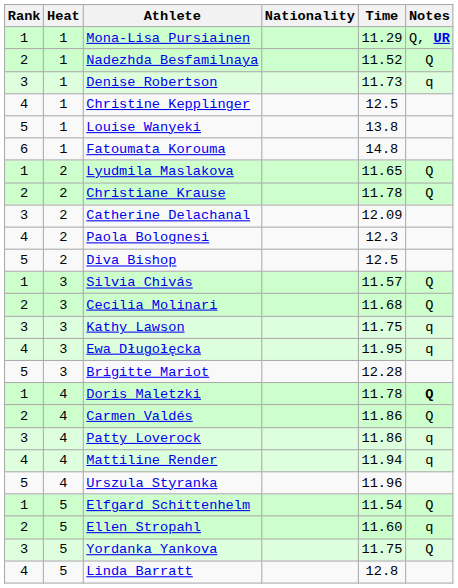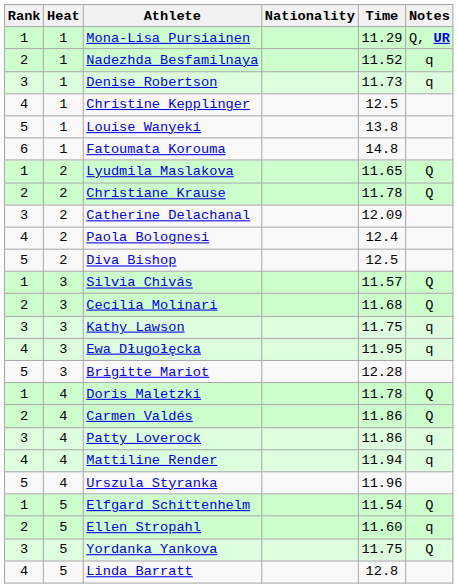(429, 60) Q -> (429, 60) q
(382, 238) 12.3 -> (382, 238) 12.4
(429, 394) bold -> (429, 394) normal
